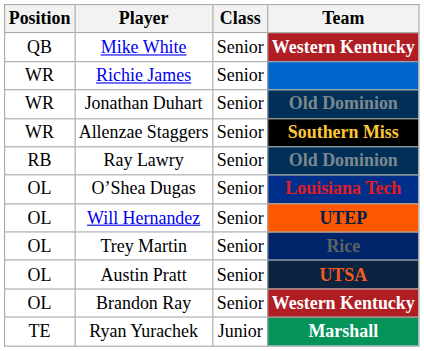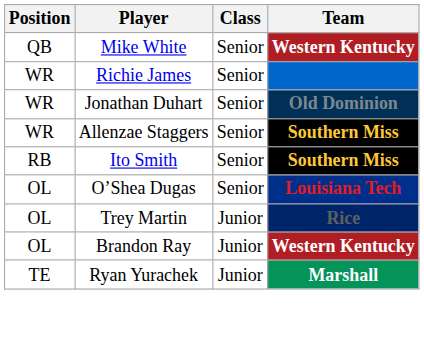- row: (144, 160)
+ row: (144, 160)
- row: (144, 217)
(240, 246) Senior -> (240, 217) Junior
- row: (144, 274)
(240, 302) Senior -> (240, 246) Junior
